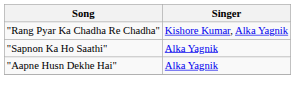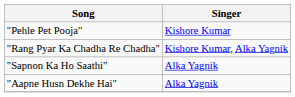+ row: (45, 31)
